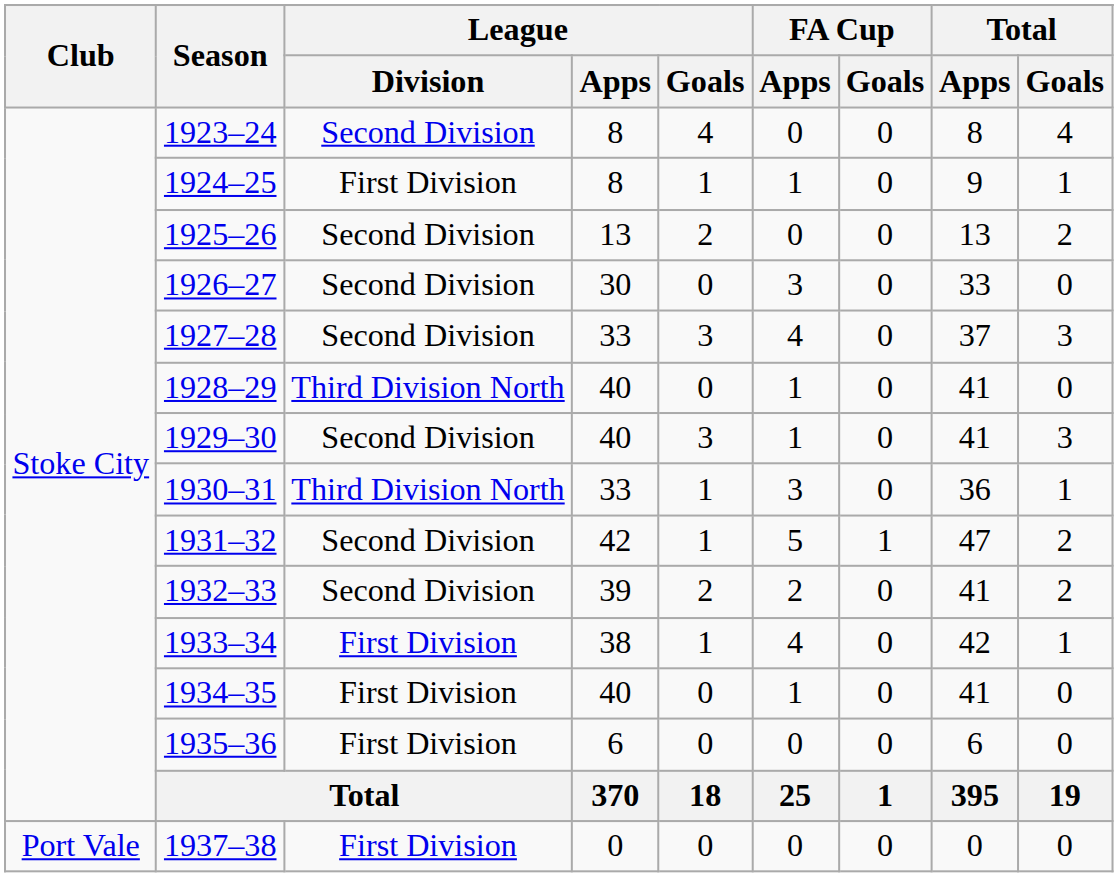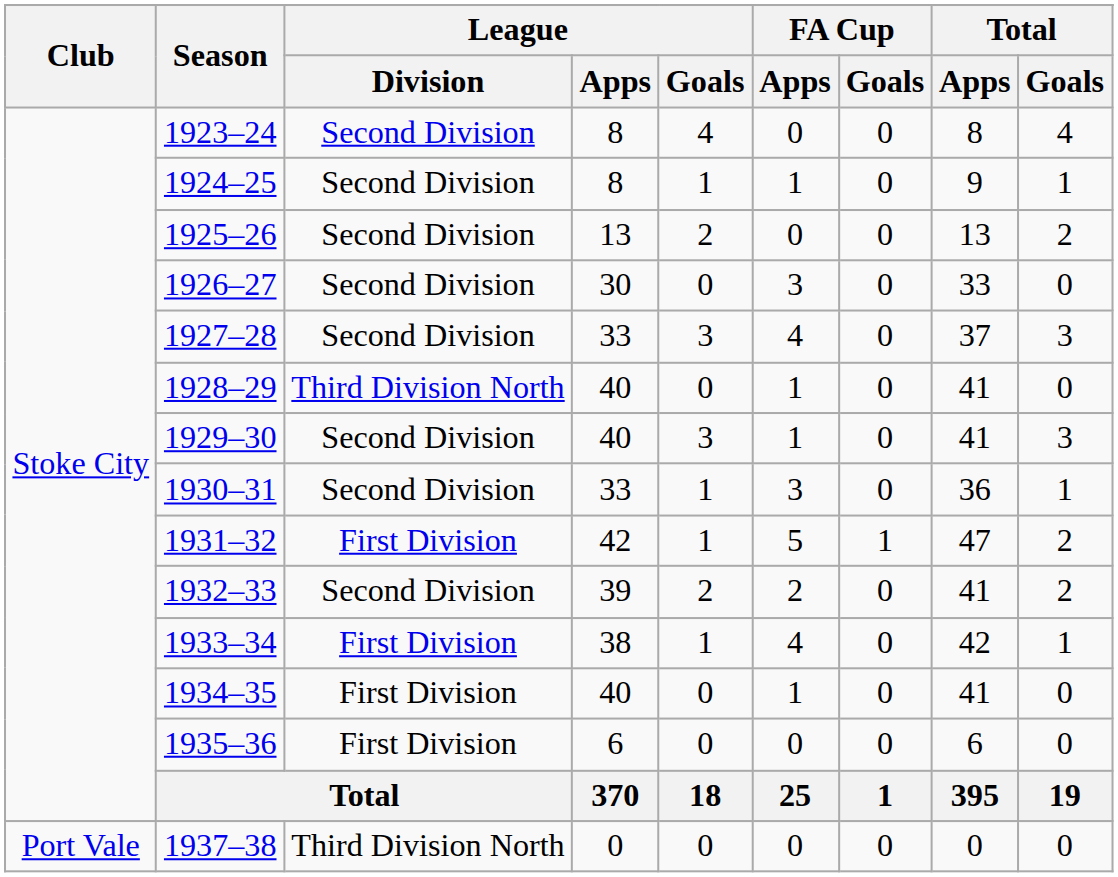(428, 183) First Division -> (428, 183) Second Division
(428, 489) Third Division North -> (428, 489) Second Division
(428, 540) Second Division -> (428, 540) First Division
(428, 846) First Division -> (428, 846) Third Division North
